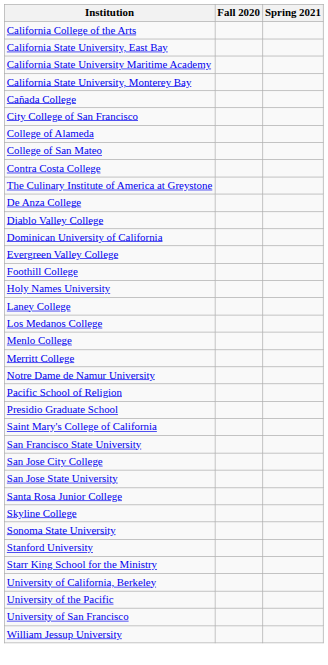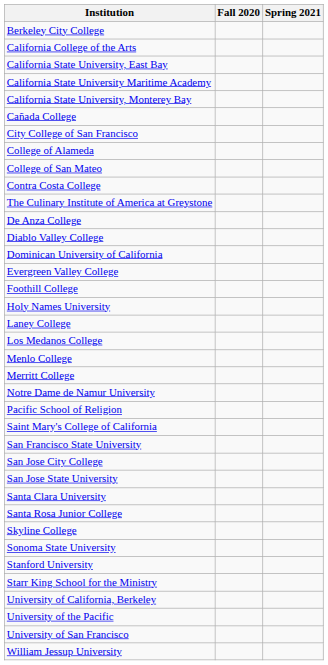+ row: (55, 30)
- row: (62, 409)
+ row: (56, 496)
